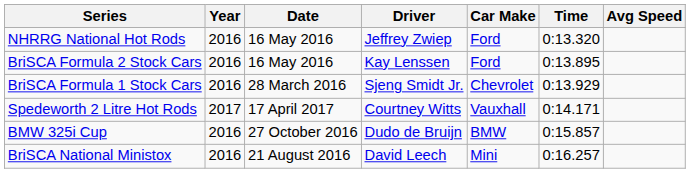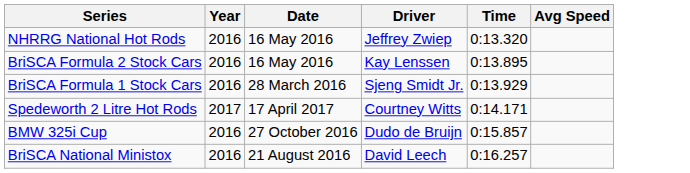- column: (503, 16)
